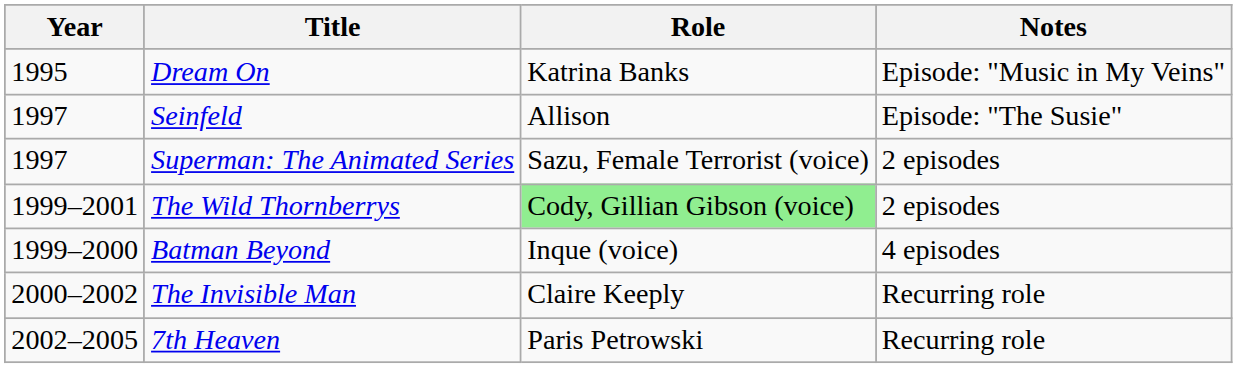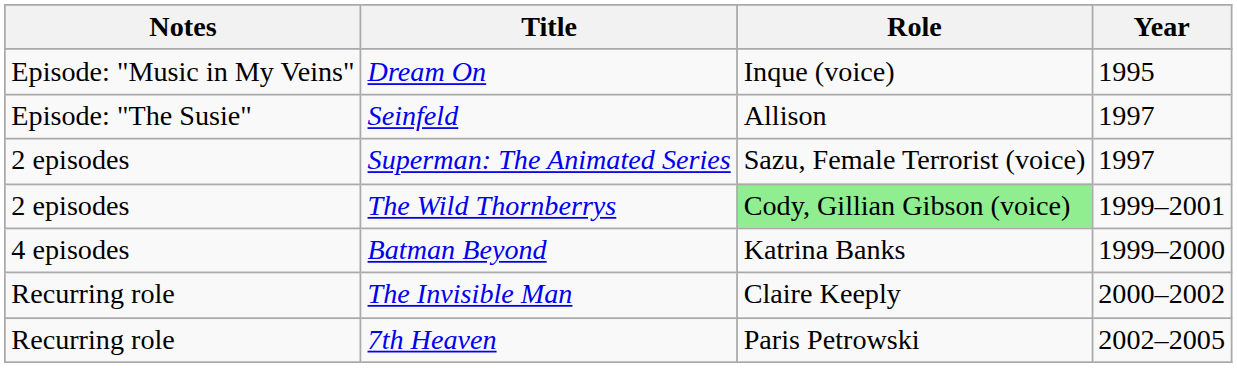columns swapped: (75, 26) <-> (1053, 26)
(608, 71) Katrina Banks -> (819, 71) Inque (voice)
(603, 250) Inque (voice) -> (825, 250) Katrina Banks
